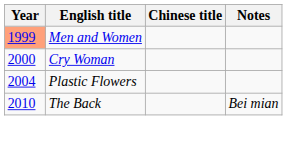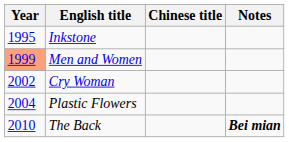+ row: (72, 37)
(22, 59) 2000 -> (22, 81) 2002
(254, 103) normal -> (255, 125) bold
